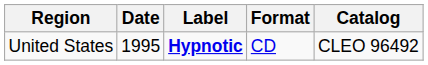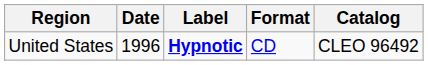(141, 45) 1995 -> (141, 45) 1996
